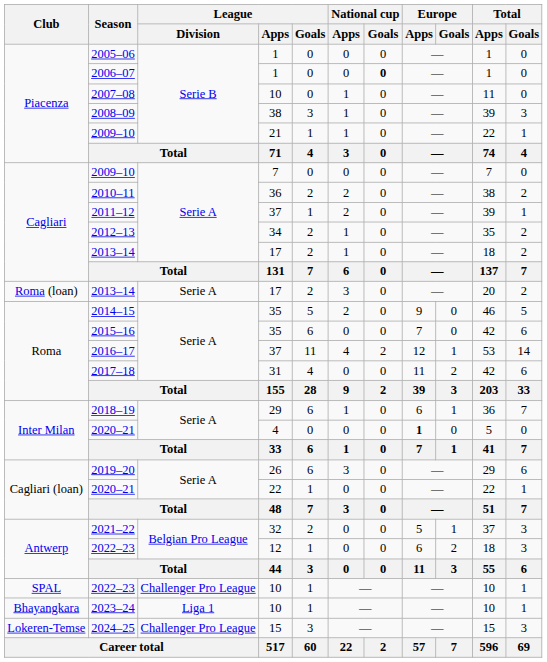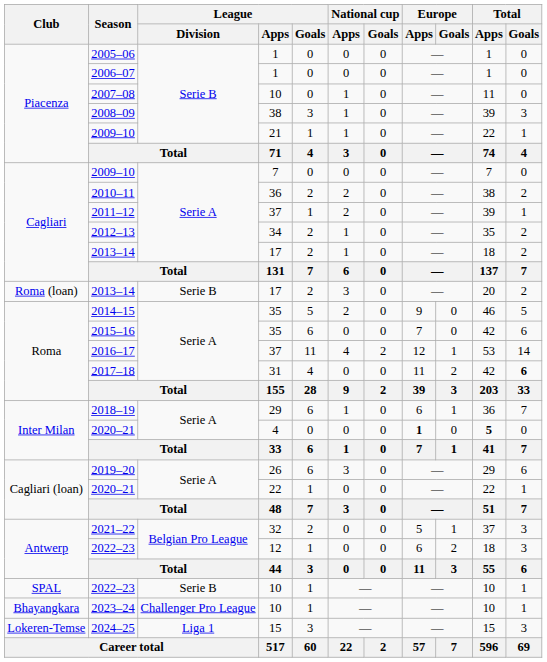(383, 73) bold -> (383, 73) normal
(198, 291) Serie A -> (198, 291) Serie B
(524, 370) normal -> (524, 370) bold
(489, 430) normal -> (489, 430) bold
(198, 588) Challenger Pro League -> (198, 588) Serie B
(198, 608) Liga 1 -> (198, 608) Challenger Pro League
(198, 627) Challenger Pro League -> (198, 627) Liga 1
